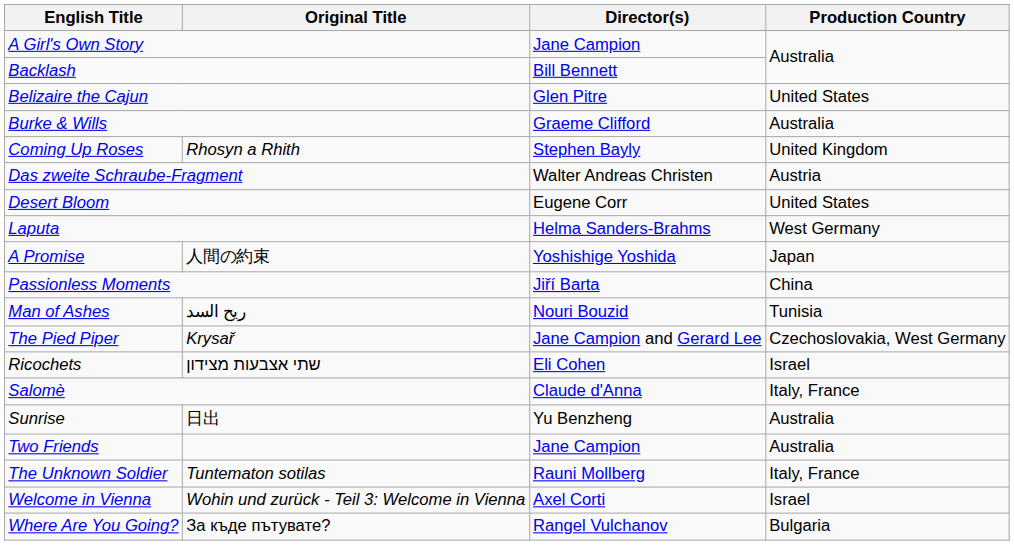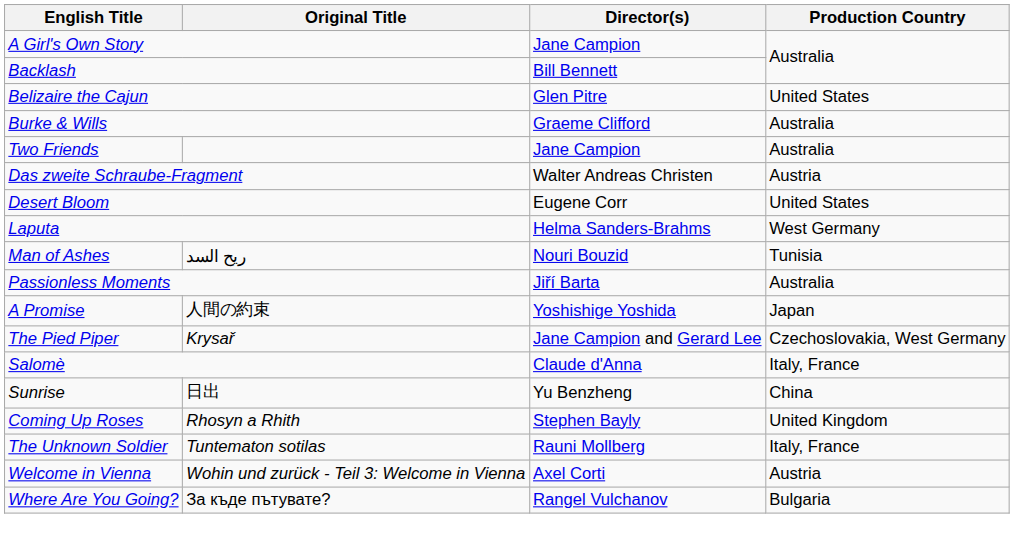rows swapped: (76, 149) <-> (54, 447)
rows swapped: (59, 311) <-> (46, 256)
(791, 284) China -> (802, 282) Australia
- row: (45, 364)
(802, 419) Australia -> (791, 392) China
(790, 499) Israel -> (795, 473) Austria
